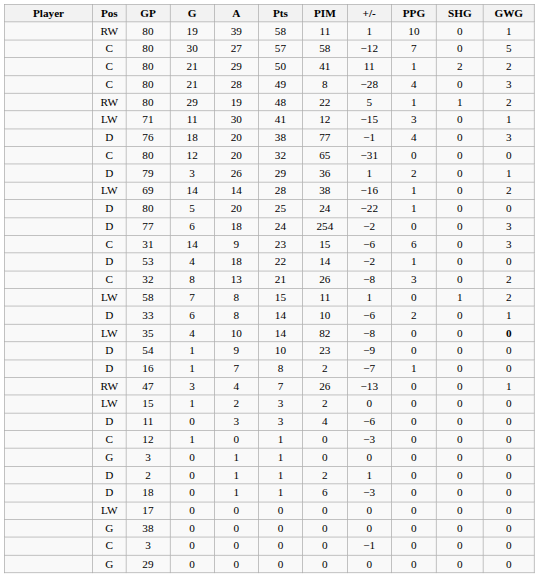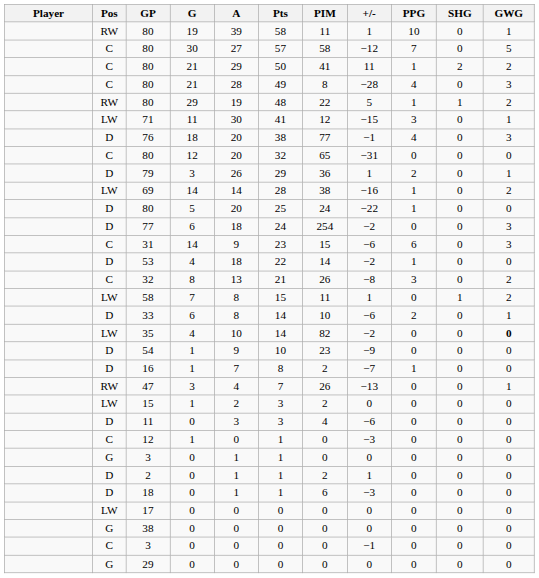(369, 333) −8 -> (369, 333) −2
